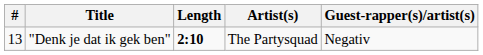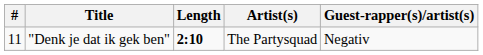(15, 38) 13 -> (15, 38) 11
